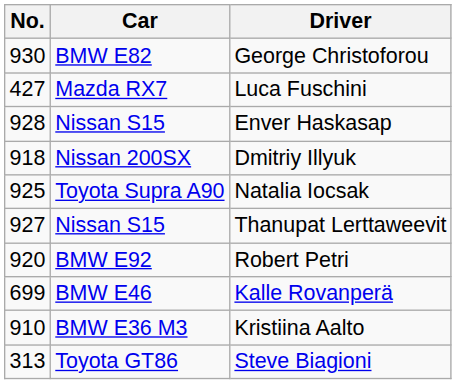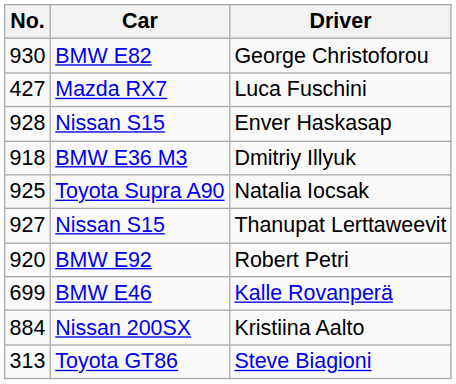(123, 157) Nissan 200SX -> (121, 157) BMW E36 M3
(28, 327) 910 -> (28, 327) 884
(121, 327) BMW E36 M3 -> (123, 327) Nissan 200SX
